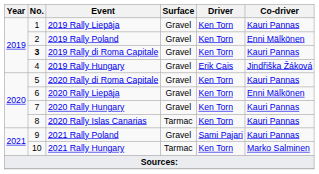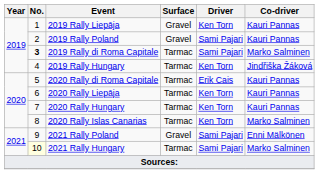(216, 38) Ken Torn -> (221, 38) Sami Pajari
(276, 38) Enni Mälkönen -> (273, 38) Kauri Pannas
(178, 52) Gravel -> (178, 52) Tarmac
(216, 52) Ken Torn -> (221, 52) Sami Pajari
(273, 52) Kauri Pannas -> (278, 52) Marko Salminen
(178, 66) Gravel -> (178, 66) Tarmac
(216, 66) Erik Cais -> (216, 66) Ken Torn
(178, 79) Gravel -> (178, 79) Tarmac
(216, 79) Ken Torn -> (216, 79) Erik Cais
(178, 93) Gravel -> (178, 93) Tarmac
(276, 93) Enni Mälkönen -> (273, 93) Kauri Pannas
(178, 107) Gravel -> (178, 107) Tarmac
(273, 121) Kauri Pannas -> (278, 121) Marko Salminen
(273, 134) Kauri Pannas -> (276, 134) Enni Mälkönen
(37, 148) no background -> (37, 148) lightyellow background
(216, 148) Ken Torn -> (221, 148) Sami Pajari
